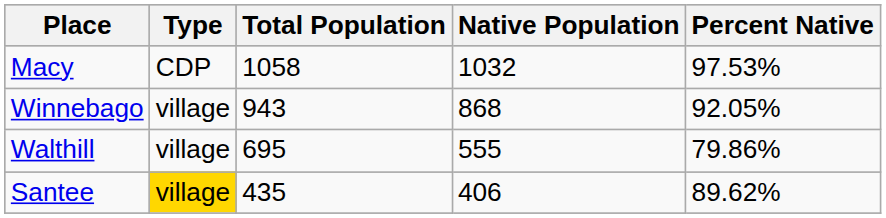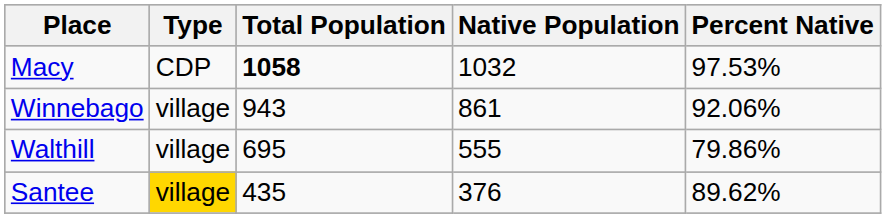(271, 66) normal -> (271, 66) bold
(480, 108) 868 -> (480, 108) 861
(736, 108) 92.05% -> (736, 108) 92.06%
(480, 191) 406 -> (480, 191) 376
